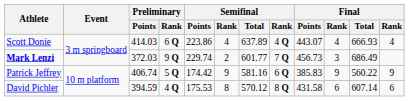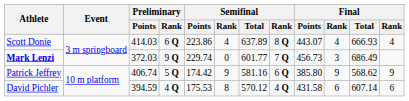(282, 42) 4 Q -> (282, 42) 8 Q
(227, 58) 2 -> (227, 58) 0
(309, 73) 385.83 -> (309, 73) 385.80
(364, 73) 560.22 -> (364, 73) 568.62
(282, 88) 8 Q -> (282, 88) 4 Q
